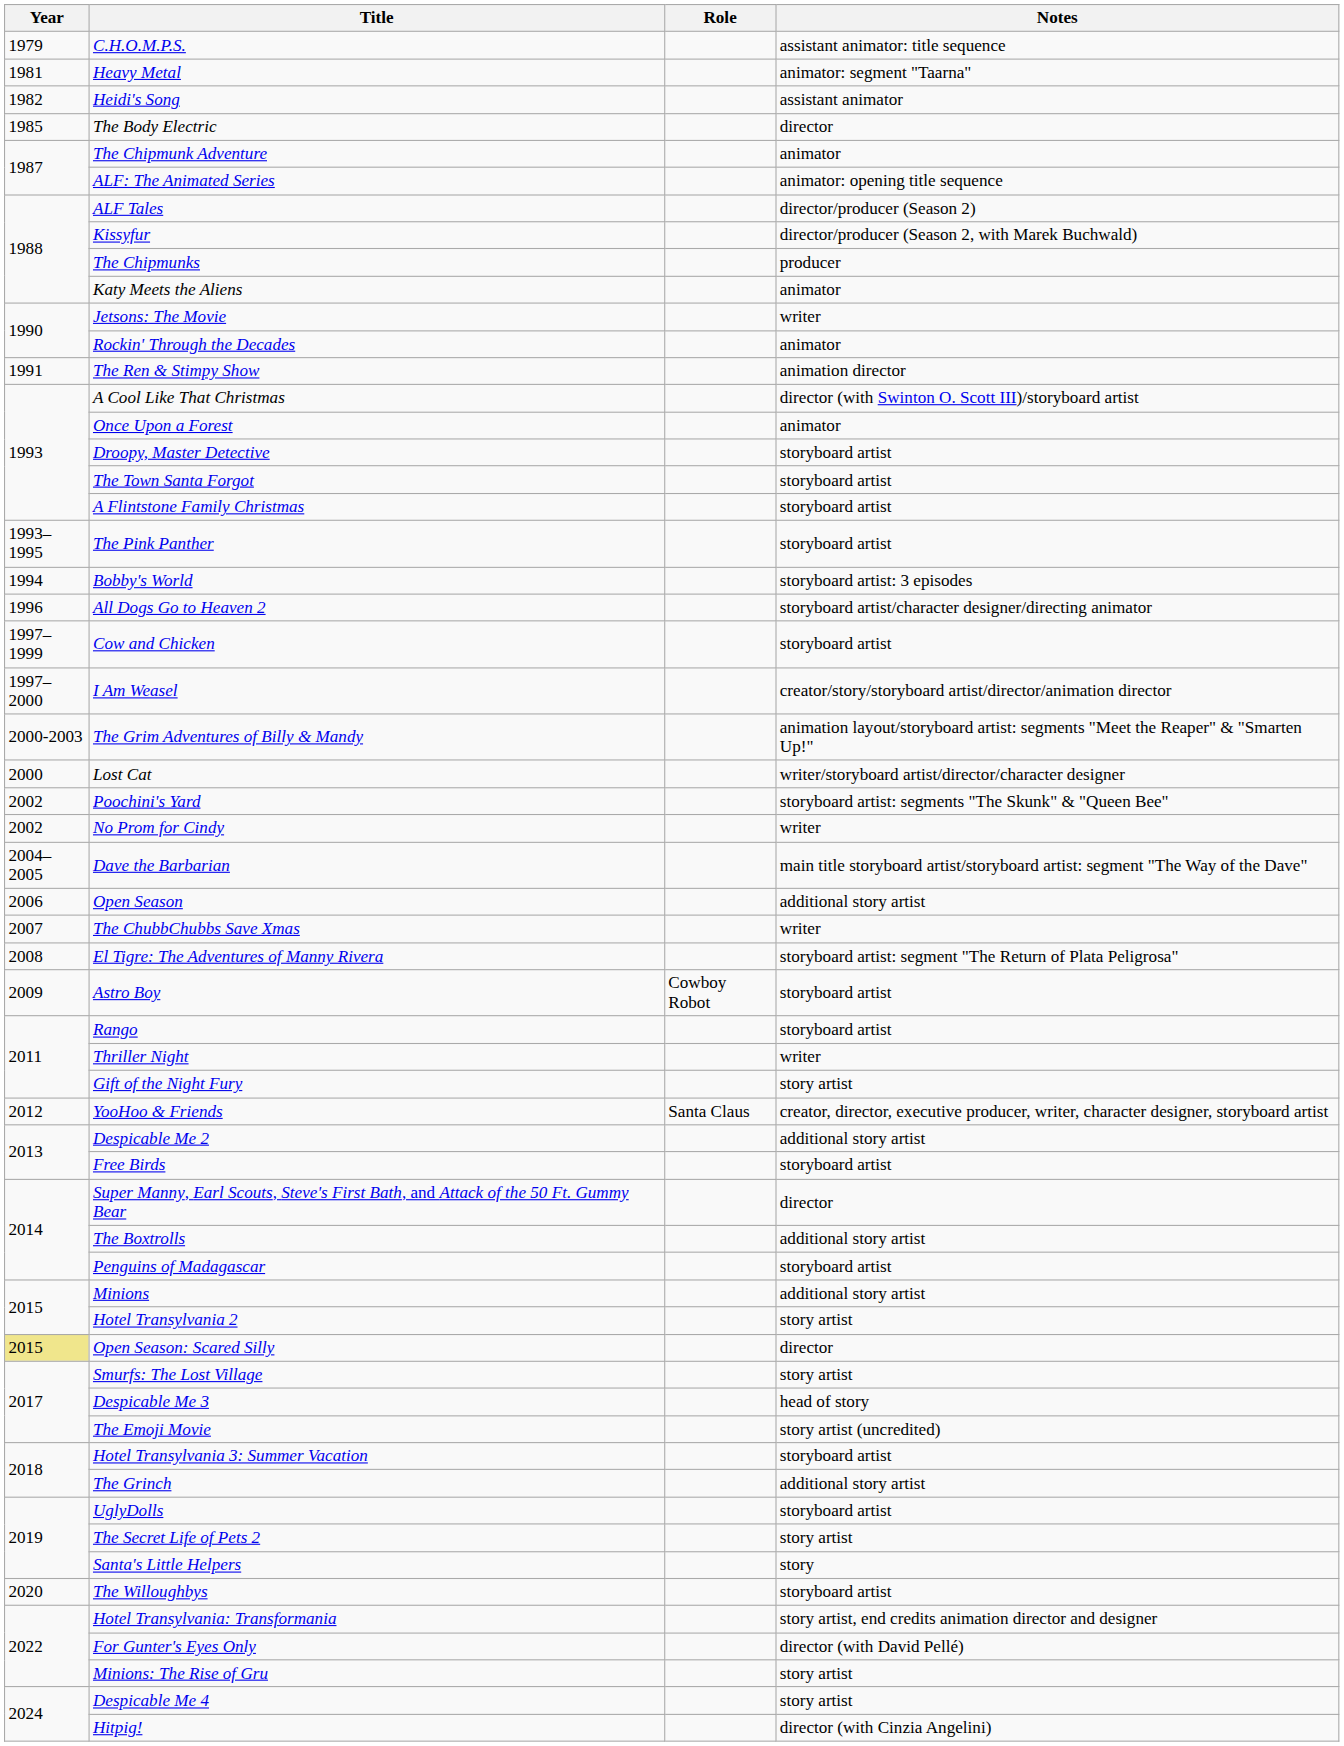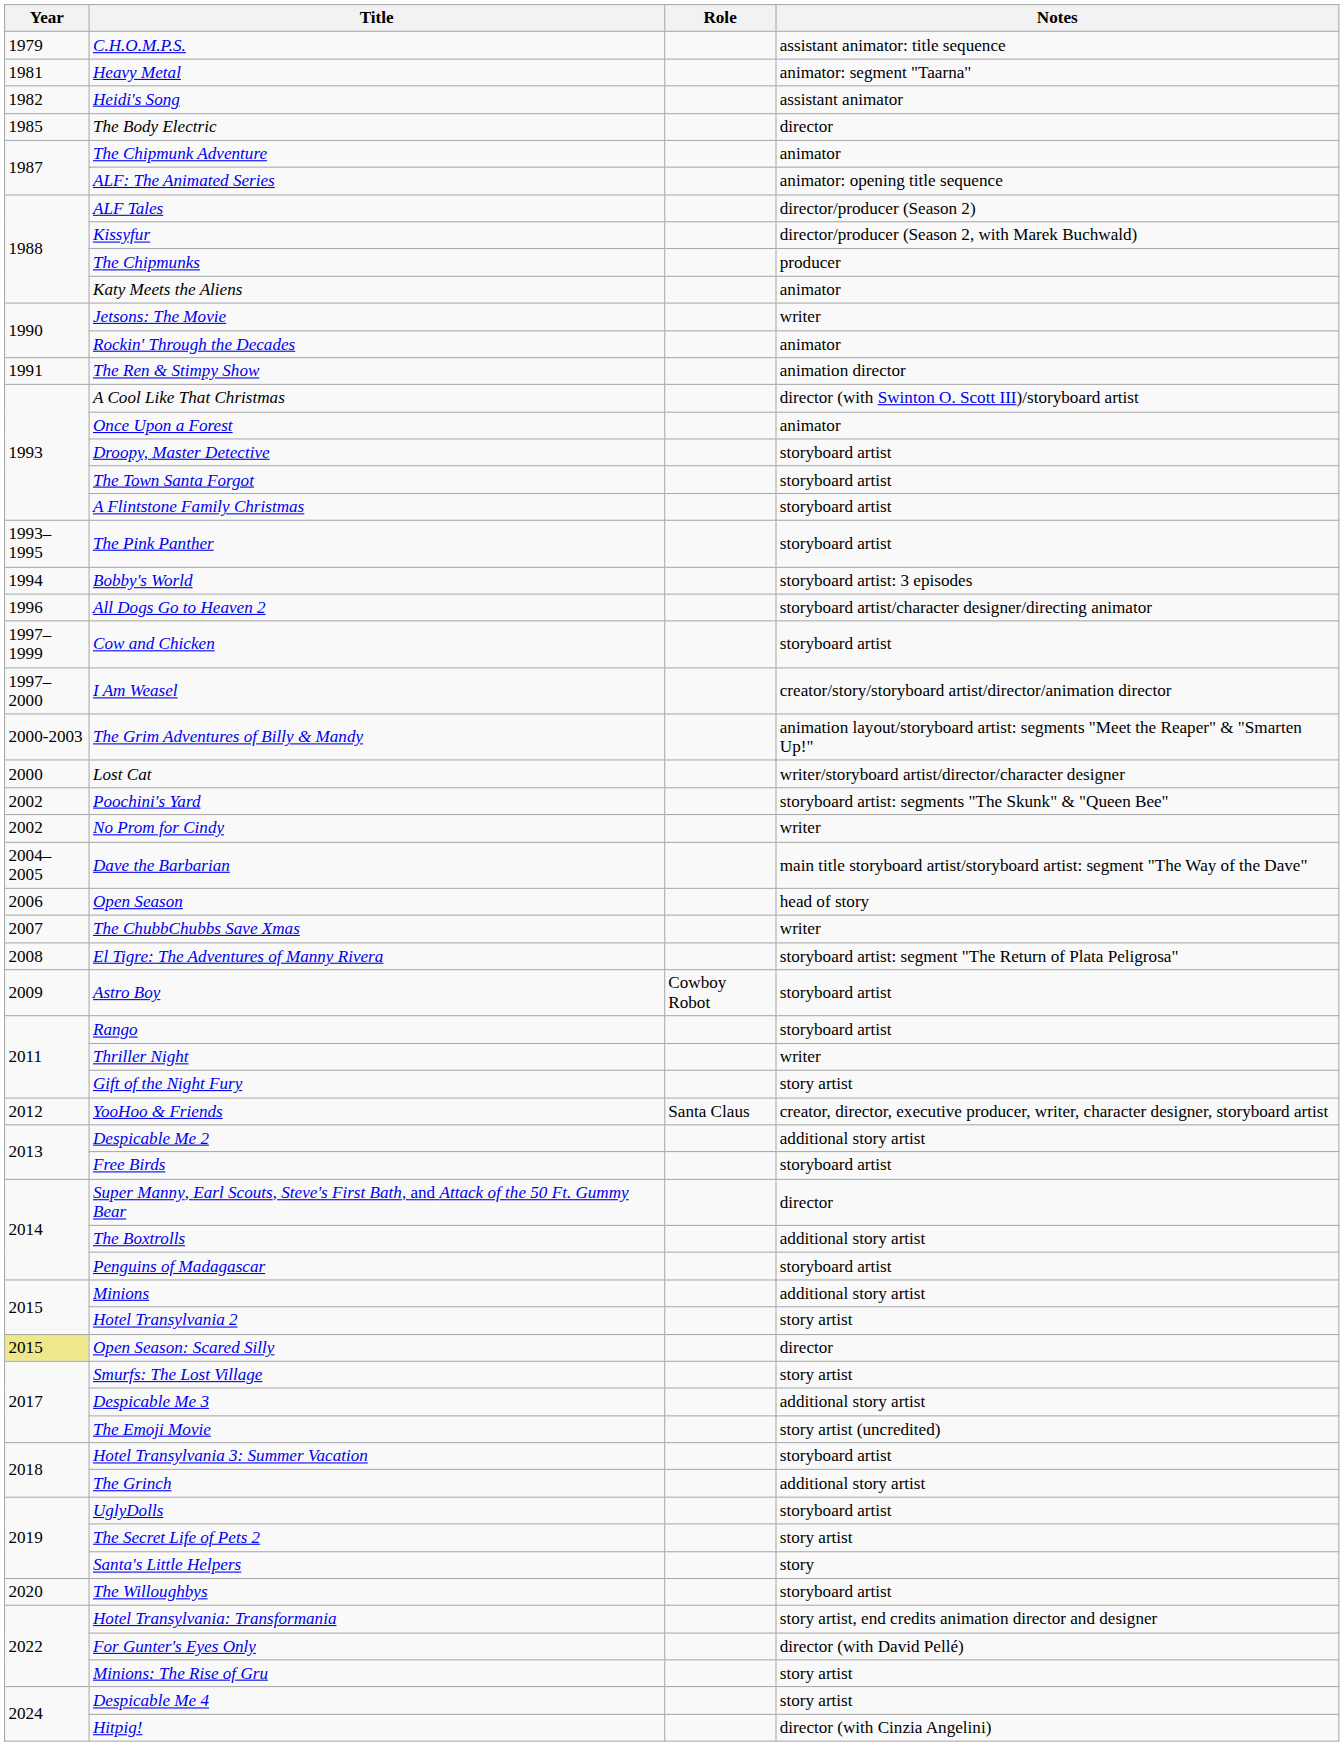(853, 901) additional story artist -> (824, 901) head of story
(824, 1401) head of story -> (853, 1401) additional story artist
